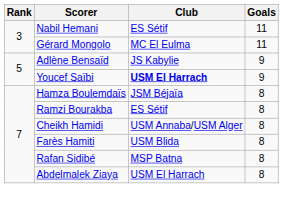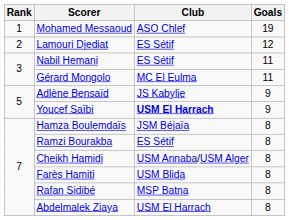+ row: (84, 28)
+ row: (72, 45)
